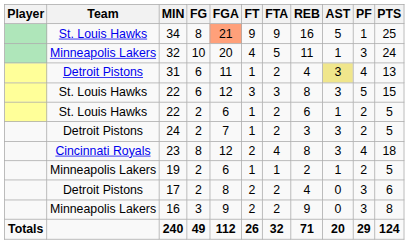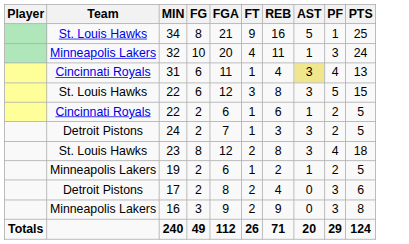- column: (277, 14)
(226, 33) lightsalmon background -> (226, 33) no background
(103, 72) Detroit Pistons -> (103, 72) Cincinnati Royals
(103, 111) St. Louis Hawks -> (103, 111) Cincinnati Royals
(103, 151) Cincinnati Royals -> (103, 151) St. Louis Hawks
